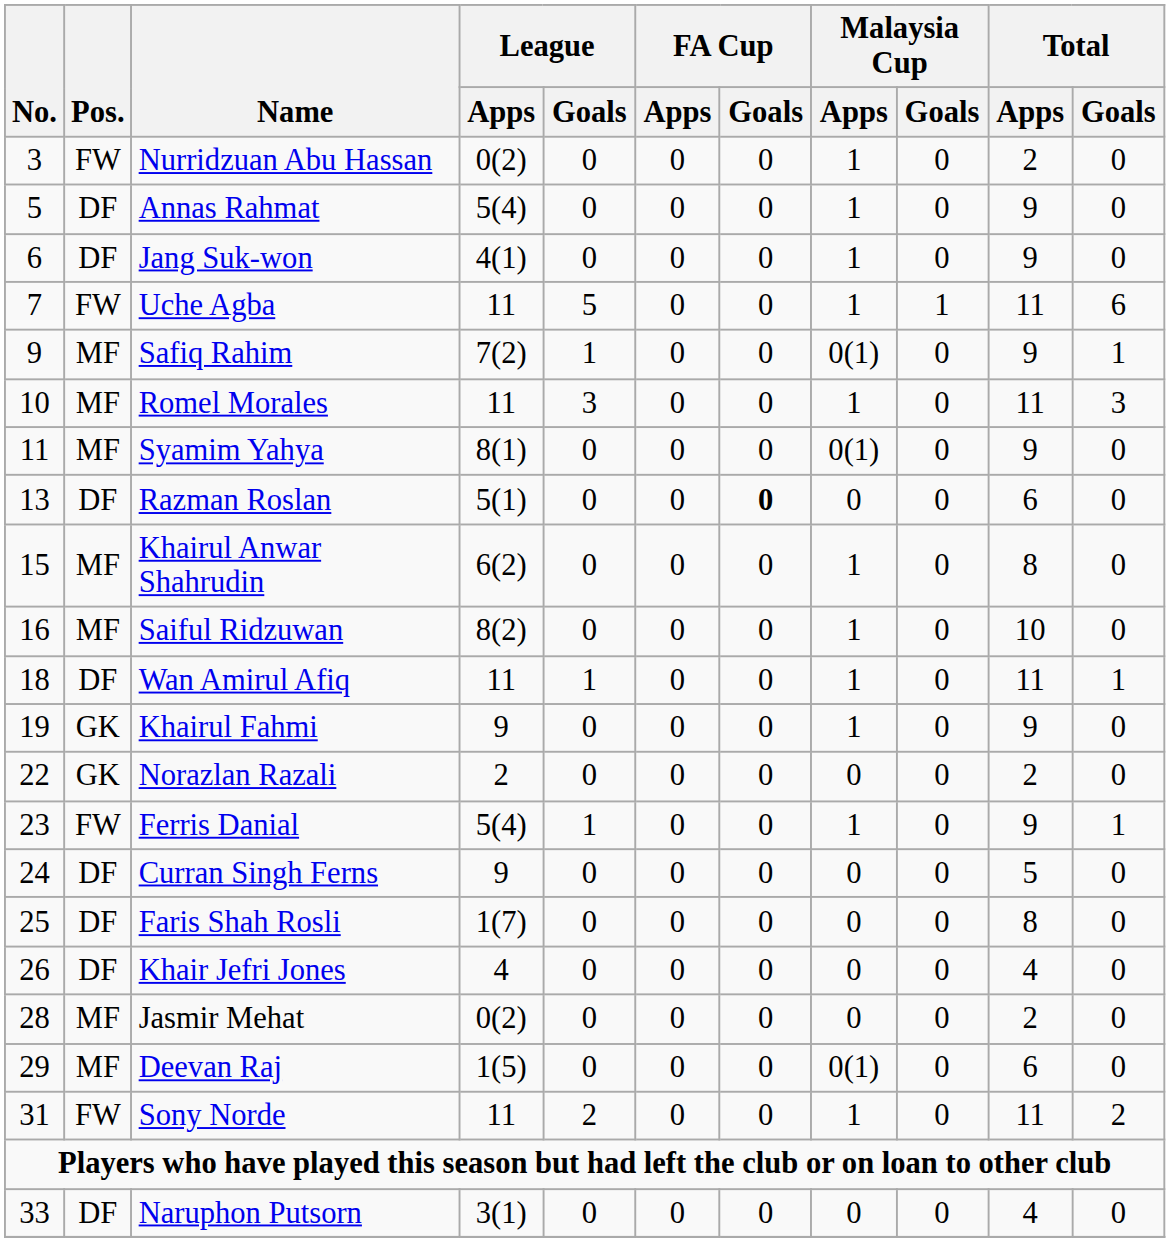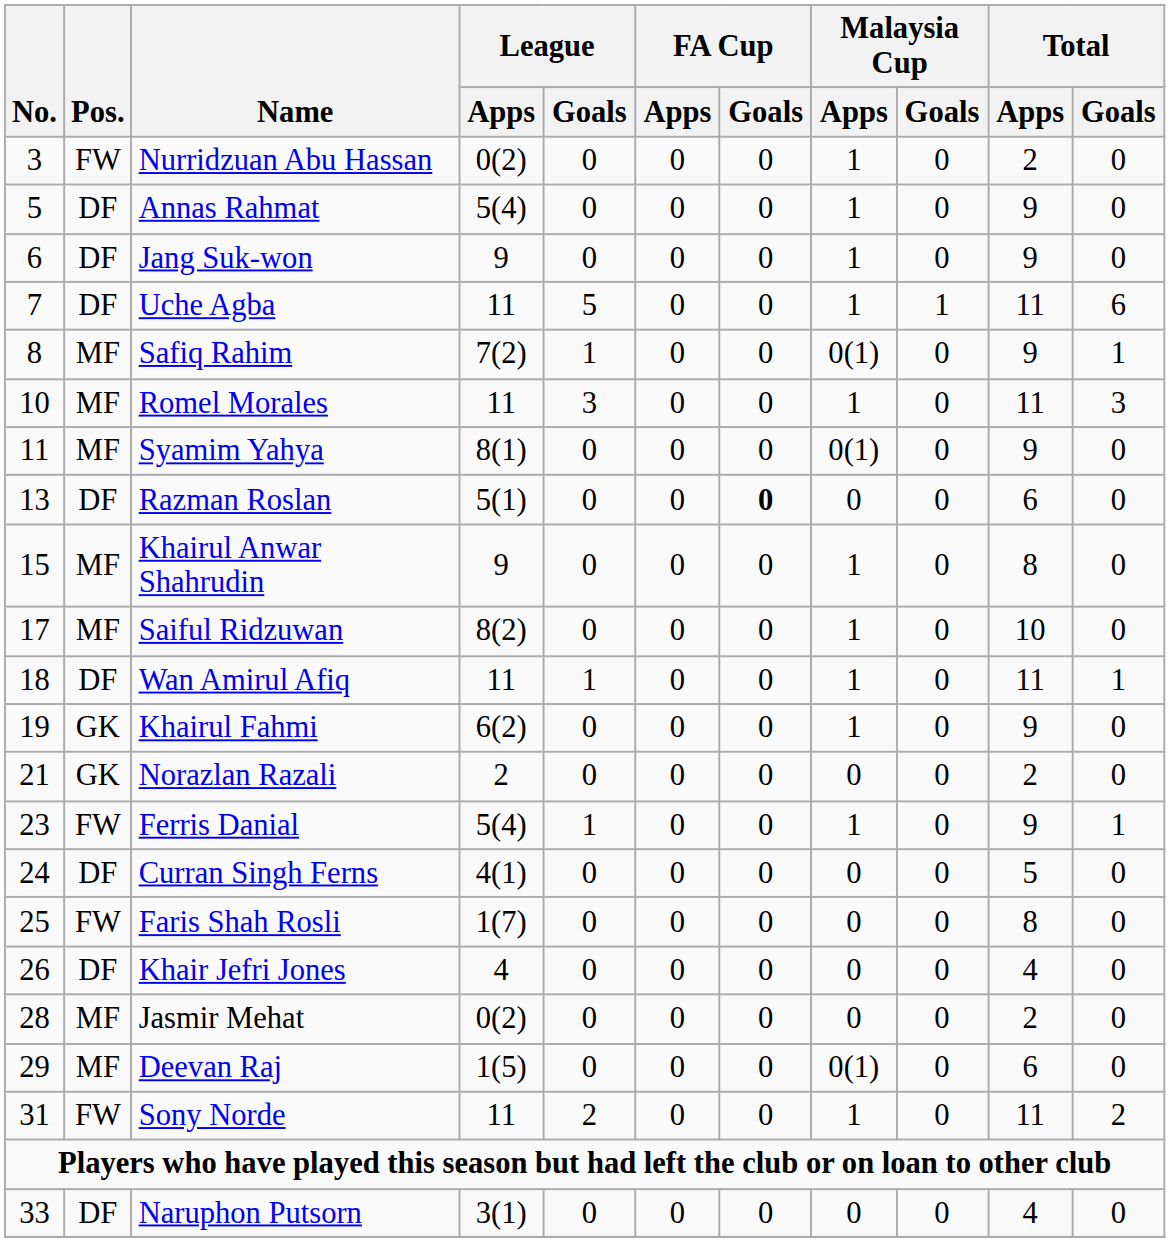(501, 256) 4(1) -> (501, 256) 9
(98, 305) FW -> (98, 305) DF
(35, 353) 9 -> (35, 353) 8
(501, 564) 6(2) -> (501, 564) 9
(35, 630) 16 -> (35, 630) 17
(501, 727) 9 -> (501, 727) 6(2)
(35, 776) 22 -> (35, 776) 21
(501, 872) 9 -> (501, 872) 4(1)
(98, 921) DF -> (98, 921) FW
